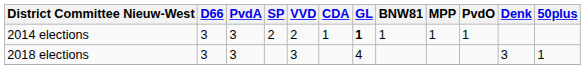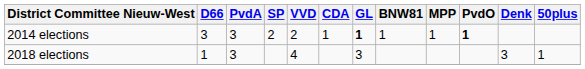(466, 34) normal -> (466, 34) bold
(204, 54) 3 -> (204, 54) 1
(294, 54) 3 -> (294, 54) 4
(359, 54) 4 -> (359, 54) 3
